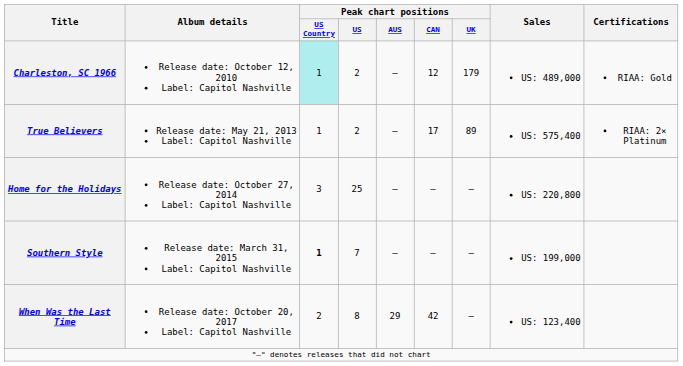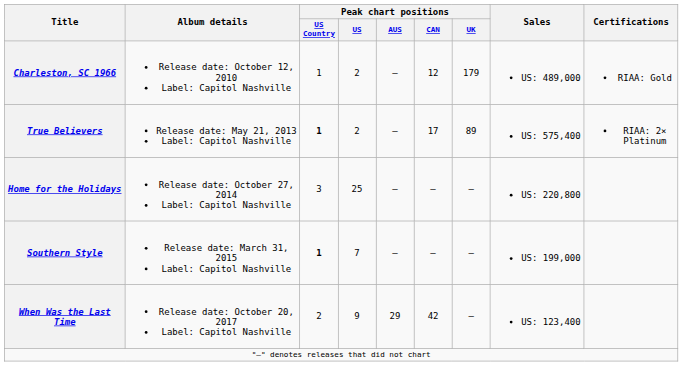(319, 72) paleturquoise background -> (319, 72) no background
(319, 131) normal -> (319, 131) bold
(357, 317) 8 -> (357, 317) 9
